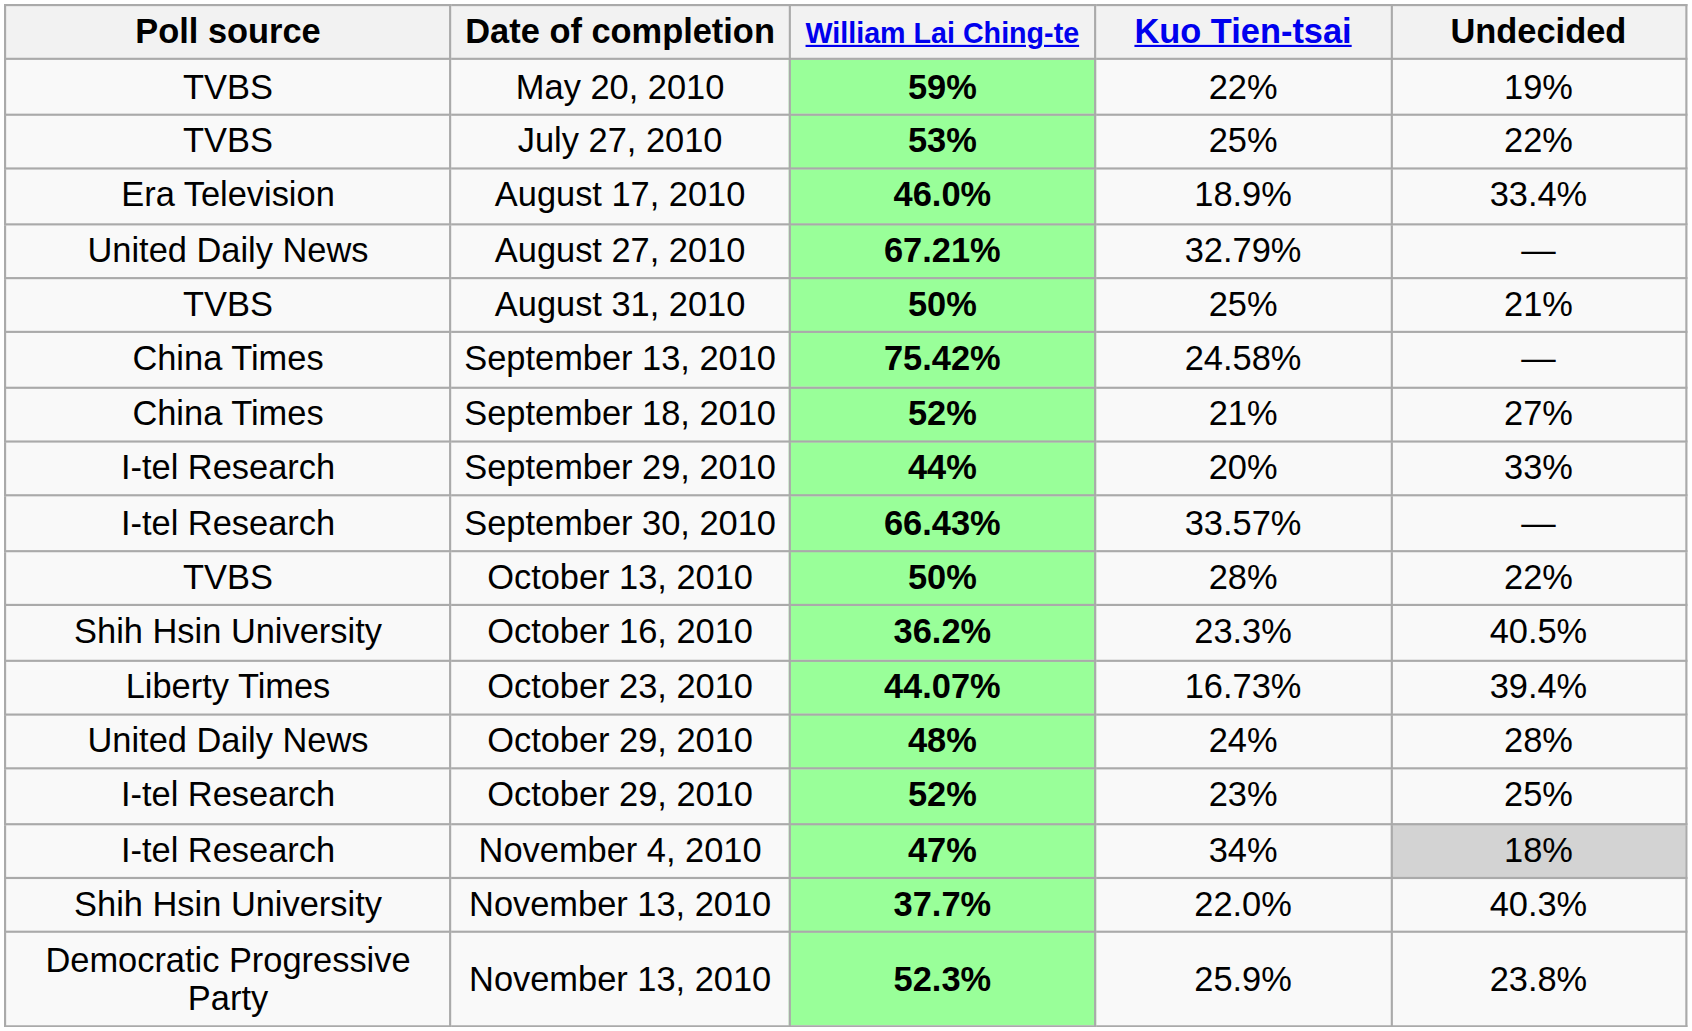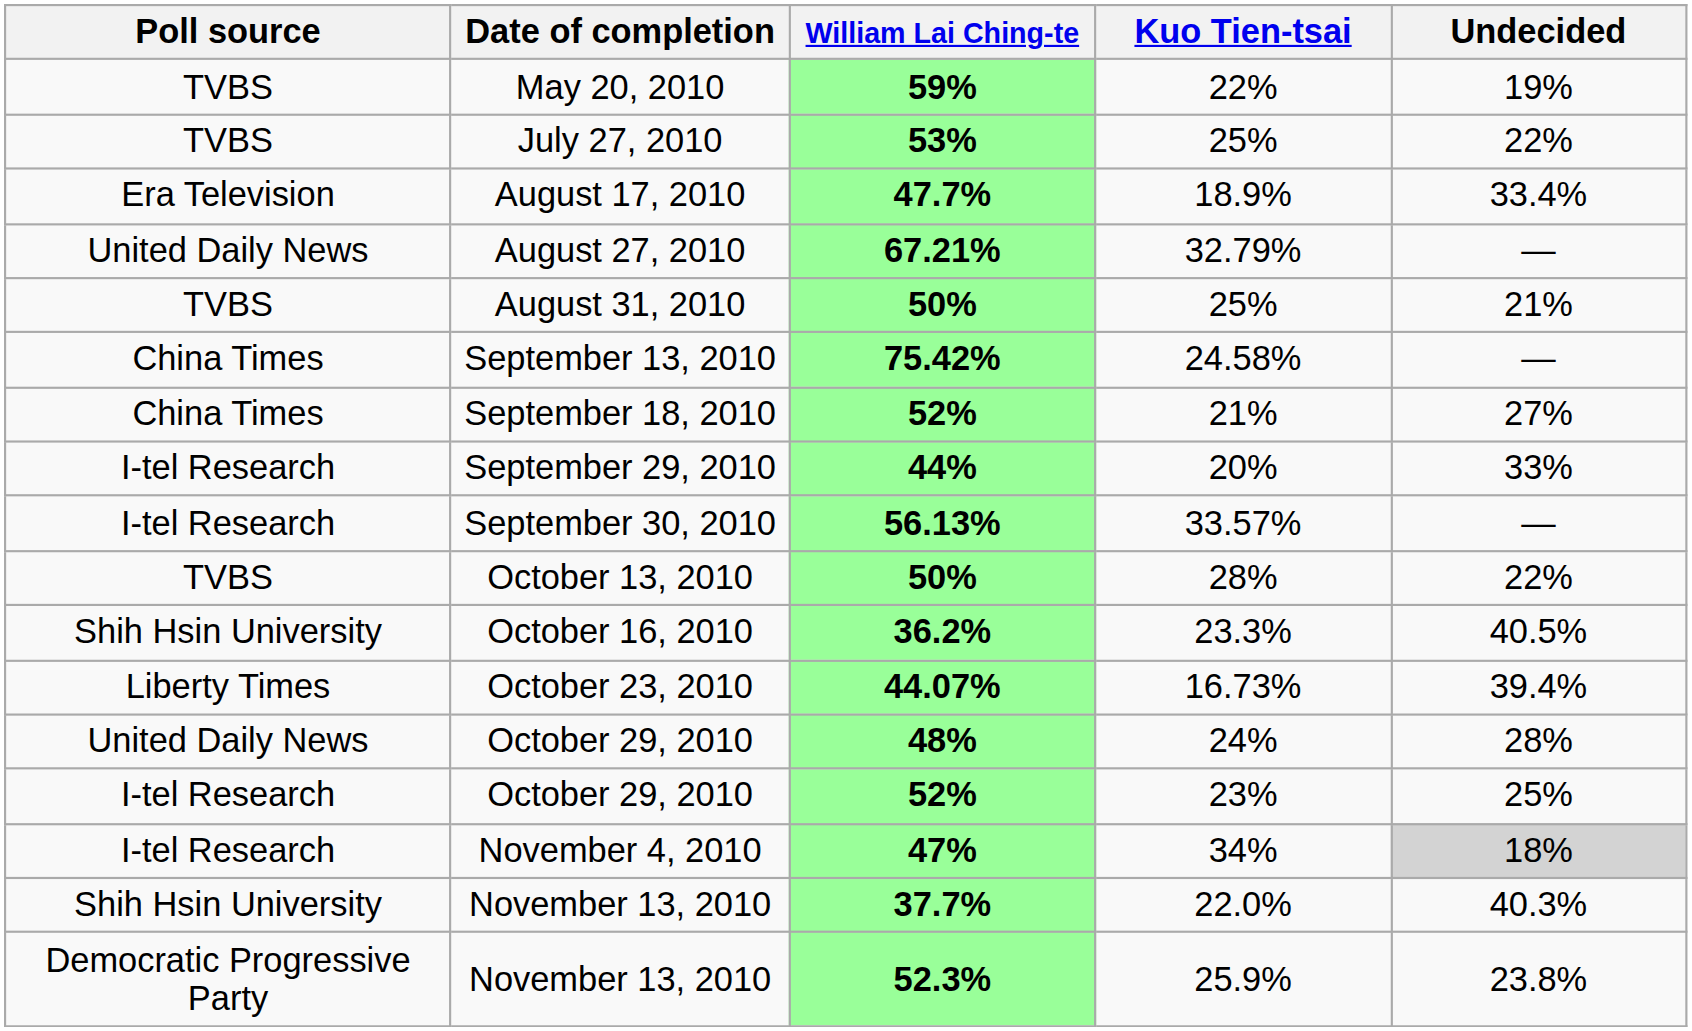(942, 195) 46.0% -> (942, 195) 47.7%
(942, 522) 66.43% -> (942, 522) 56.13%
